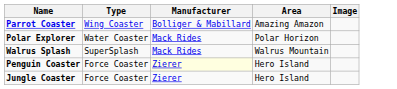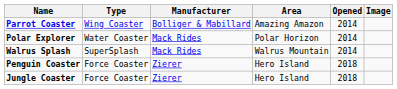+ column: (347, 11)
(167, 64) lightyellow background -> (167, 64) no background
